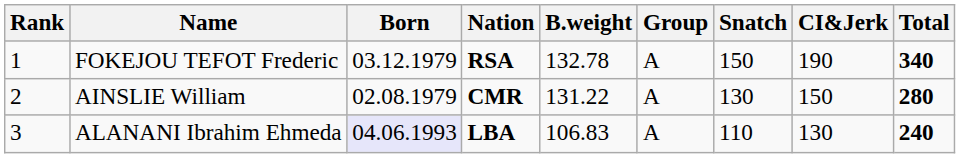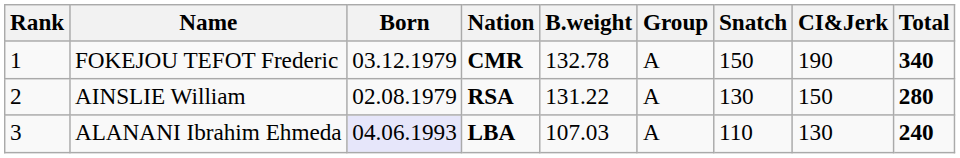(491, 59) RSA -> (495, 59) CMR
(495, 96) CMR -> (491, 96) RSA
(577, 133) 106.83 -> (577, 133) 107.03
